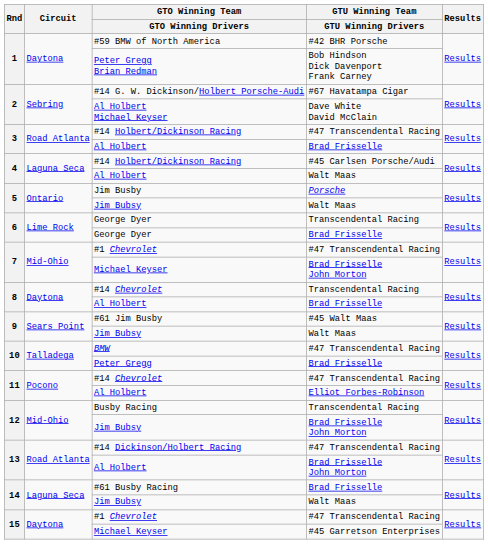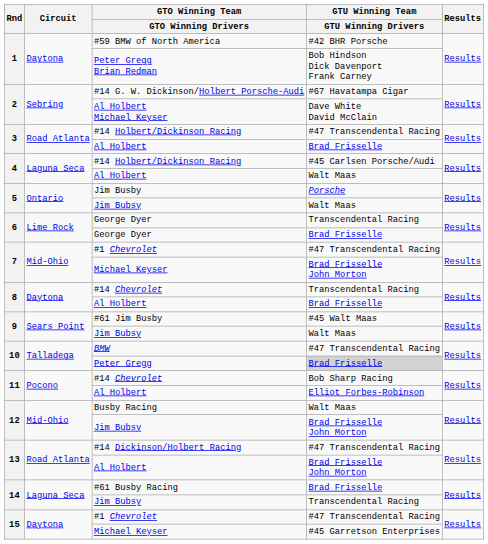(345, 363) no background -> (345, 363) lightgrey background
(374, 378) #47 Transcendental Racing -> (351, 378) Bob Sharp Racing
(364, 407) Transcendental Racing -> (332, 407) Walt Maas
(332, 502) Walt Maas -> (364, 502) Transcendental Racing
